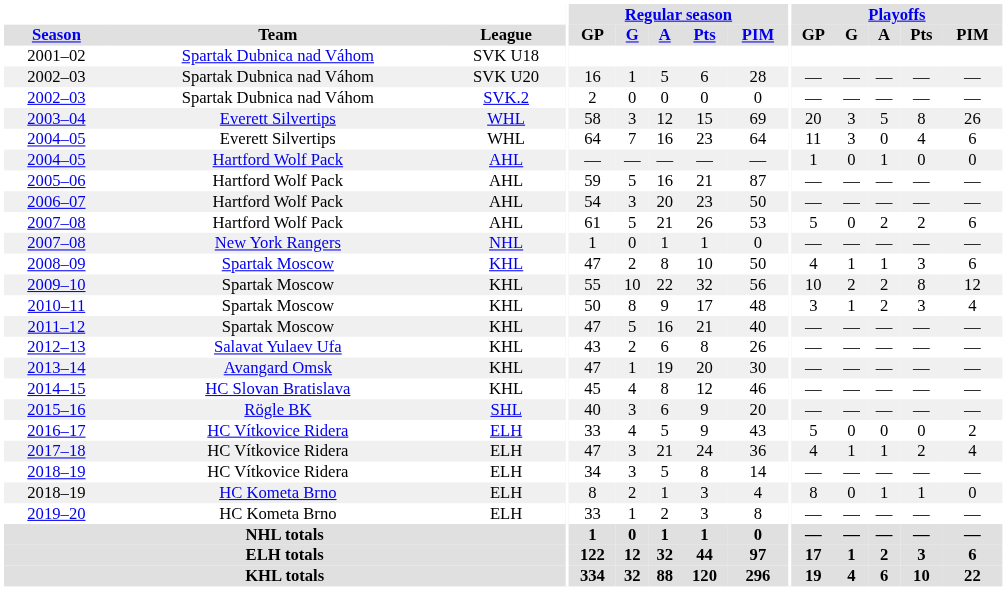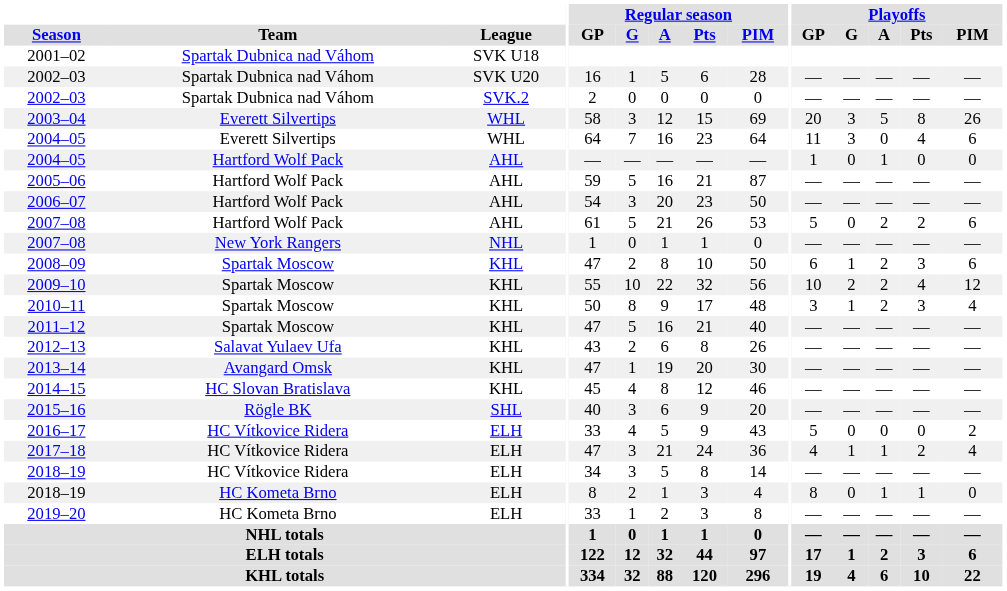(813, 263) 4 -> (813, 263) 6
(884, 263) 1 -> (884, 263) 2
(921, 284) 8 -> (921, 284) 4
